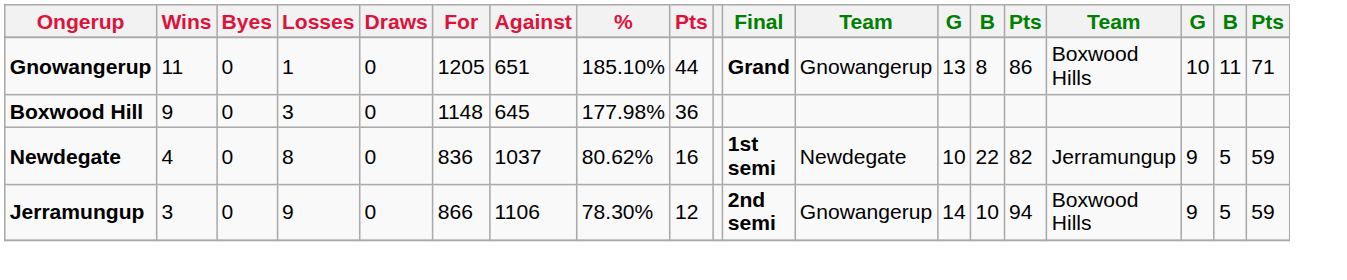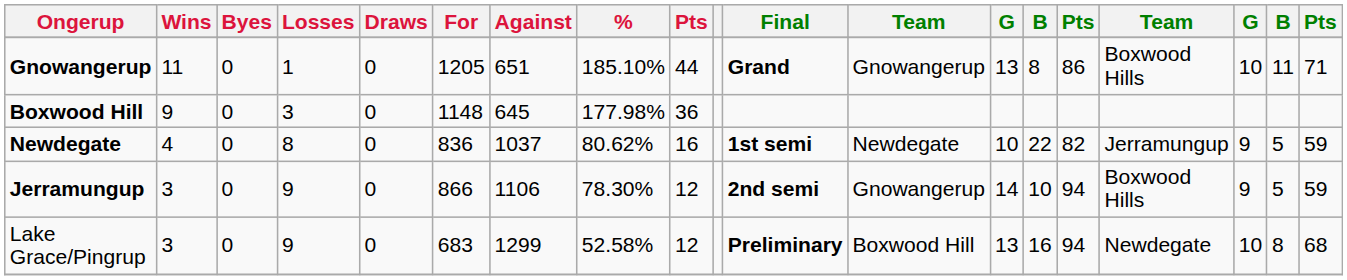+ row: (78, 245)
